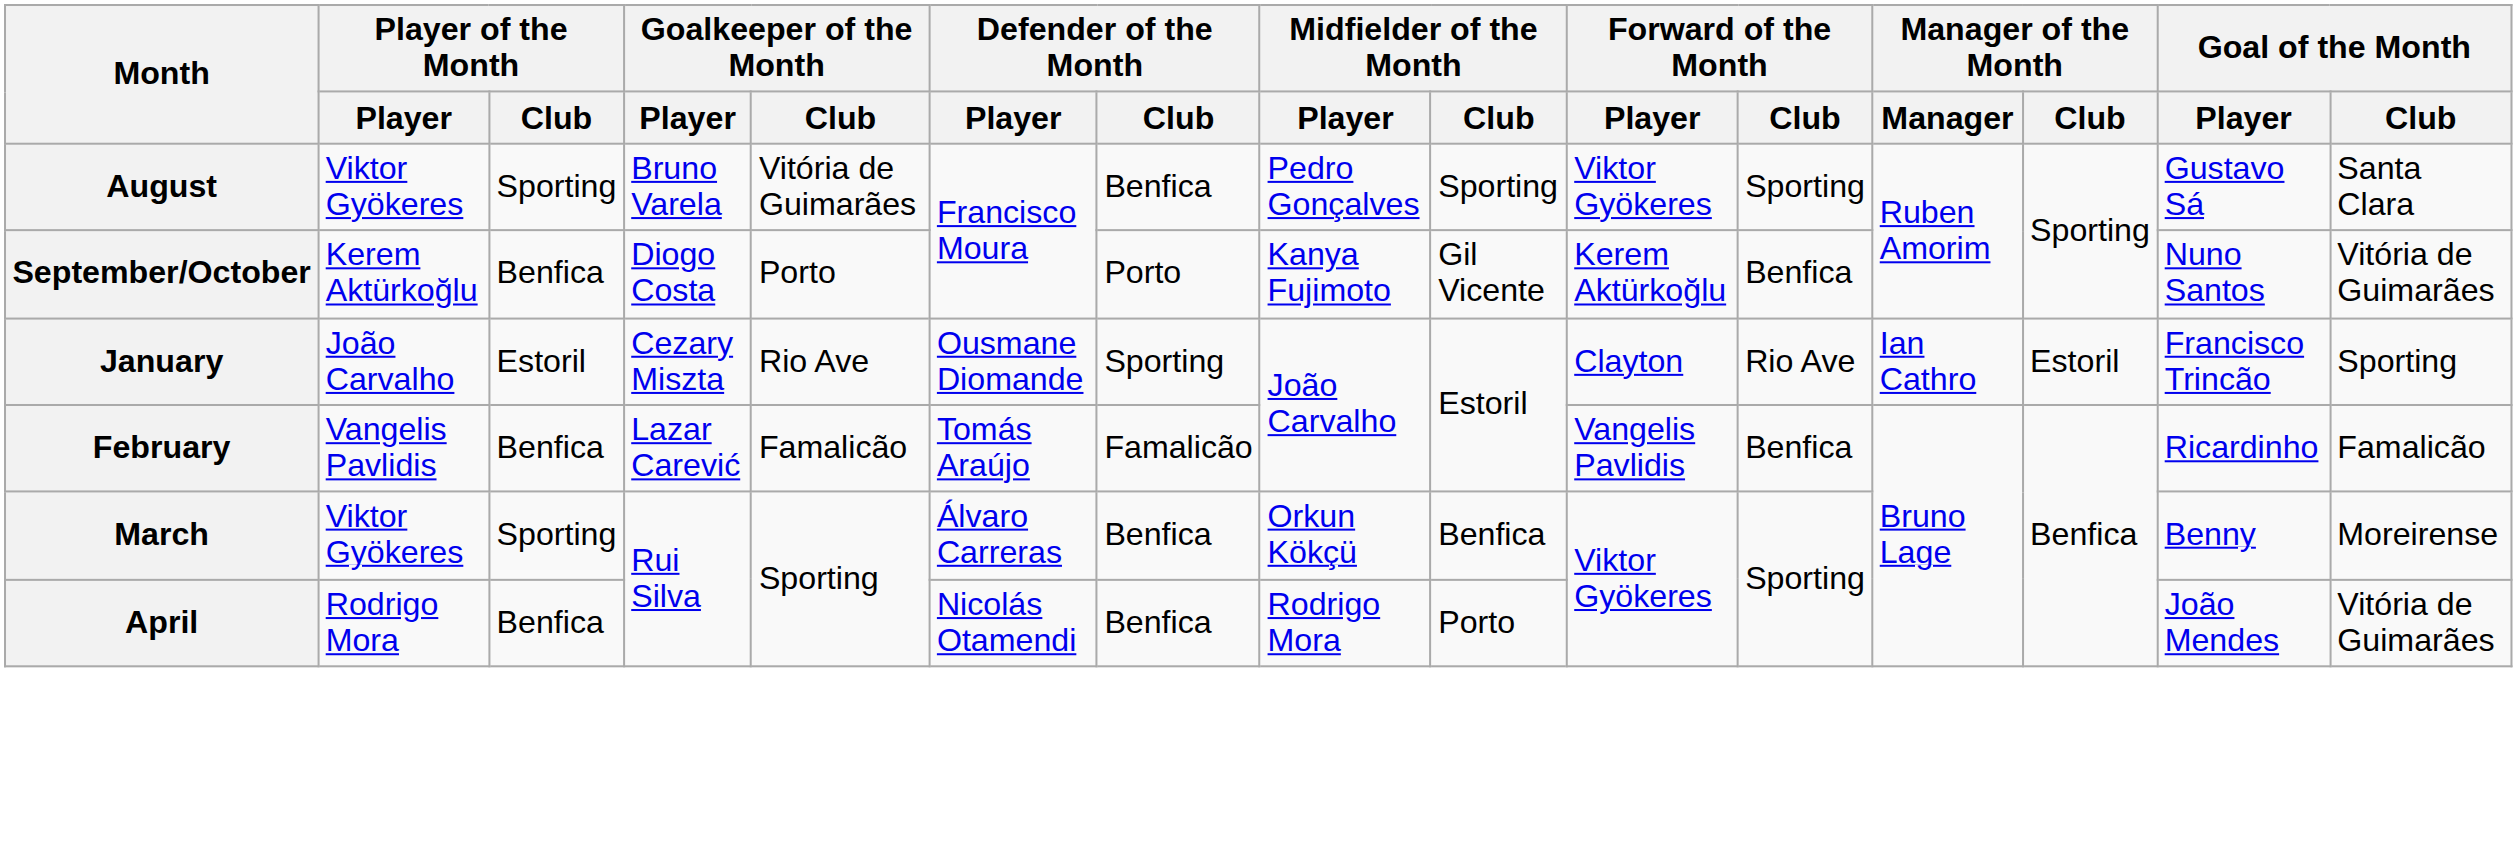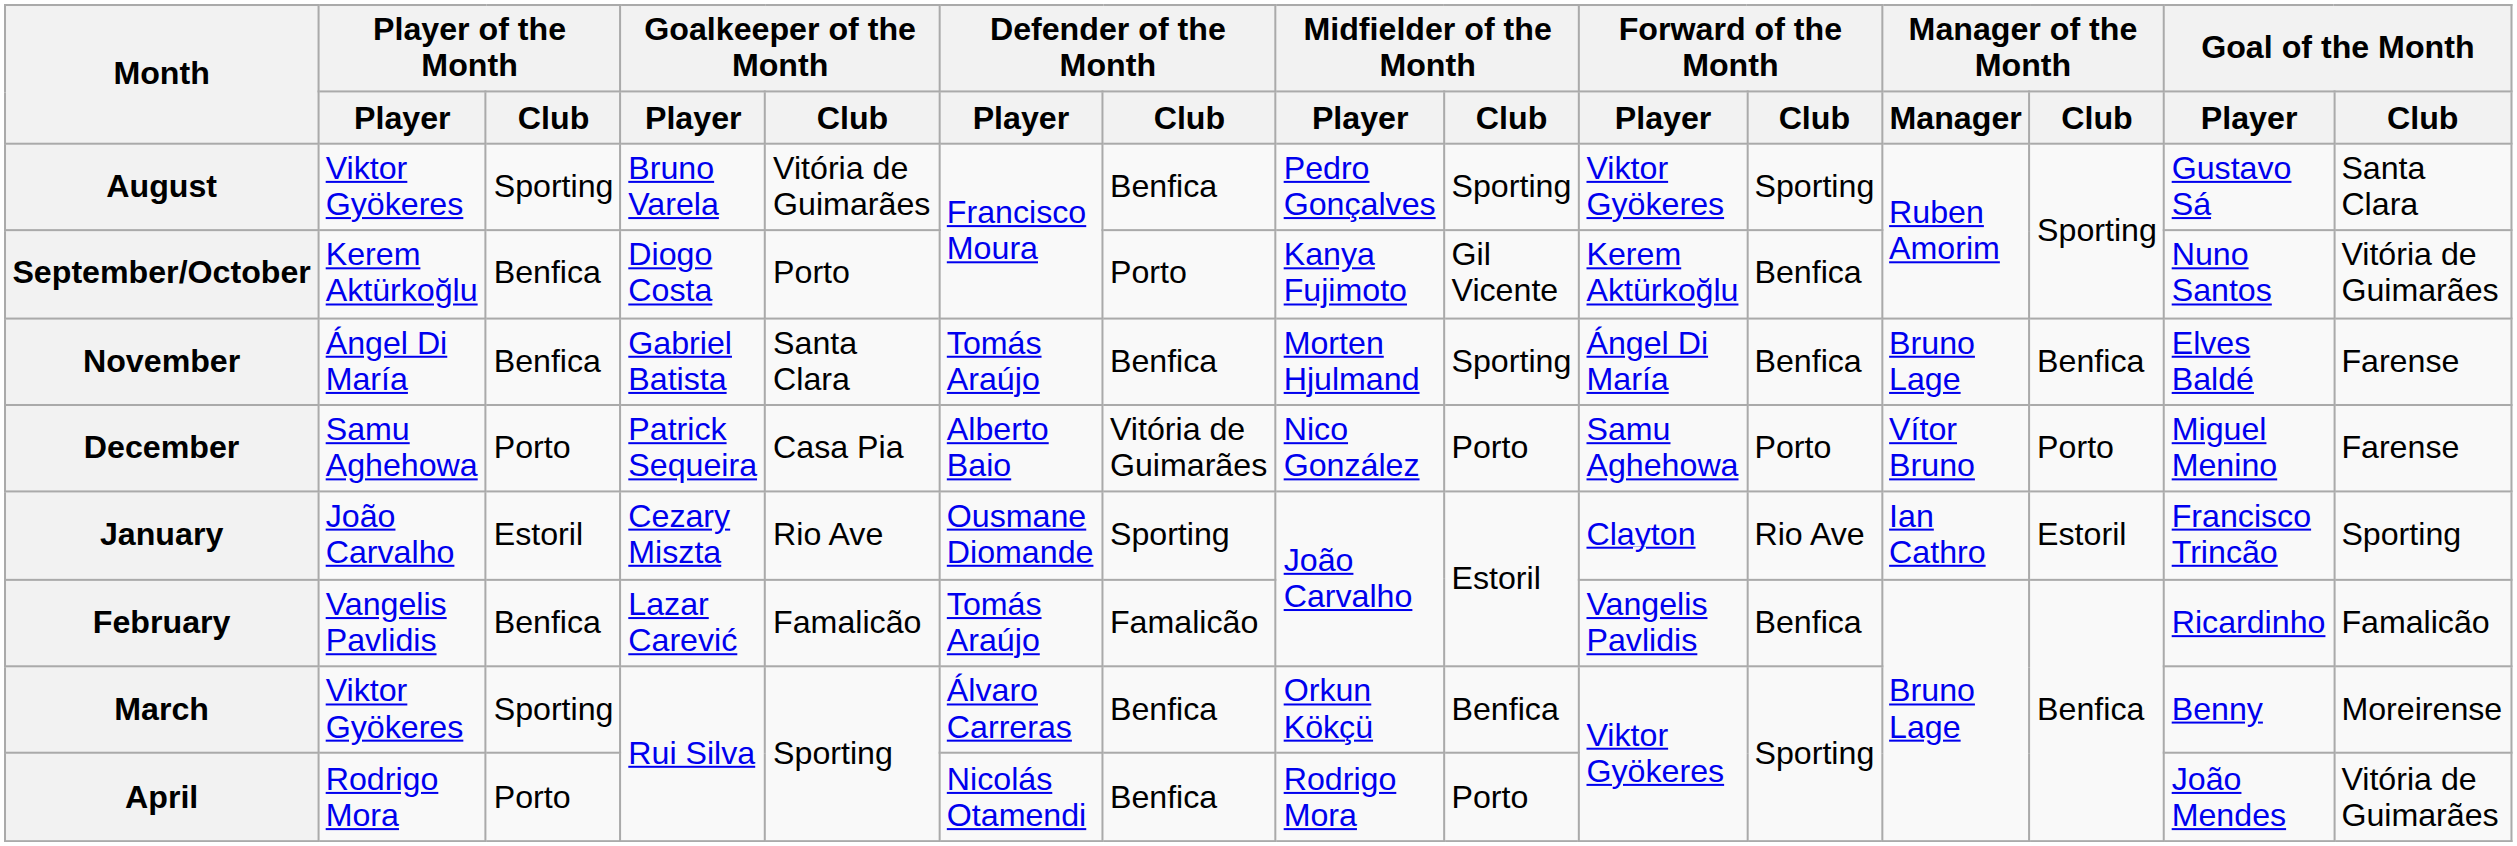+ row: (162, 360)
+ row: (162, 447)
(550, 622) Benfica -> (532, 796) Porto
